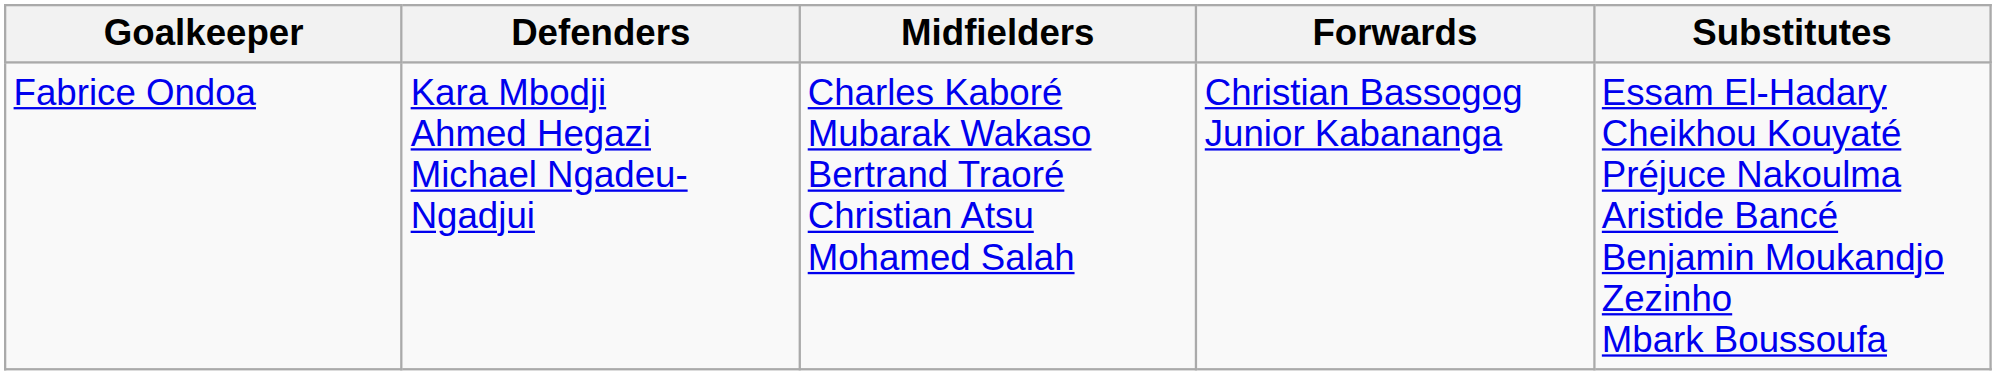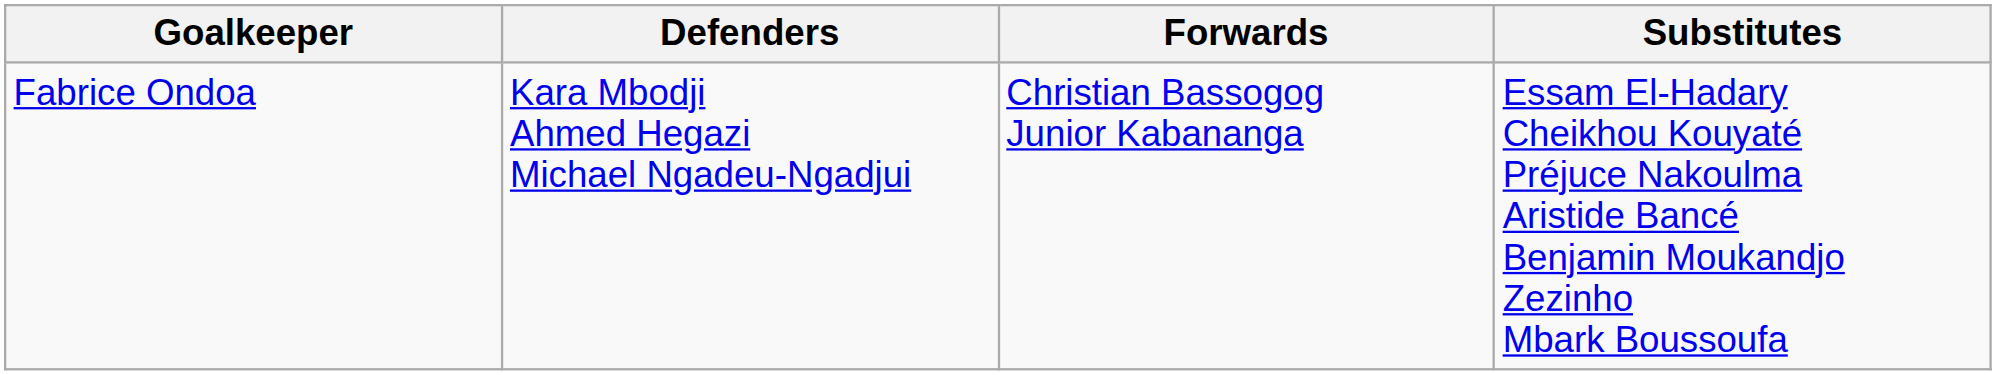- column: (998, 33)
